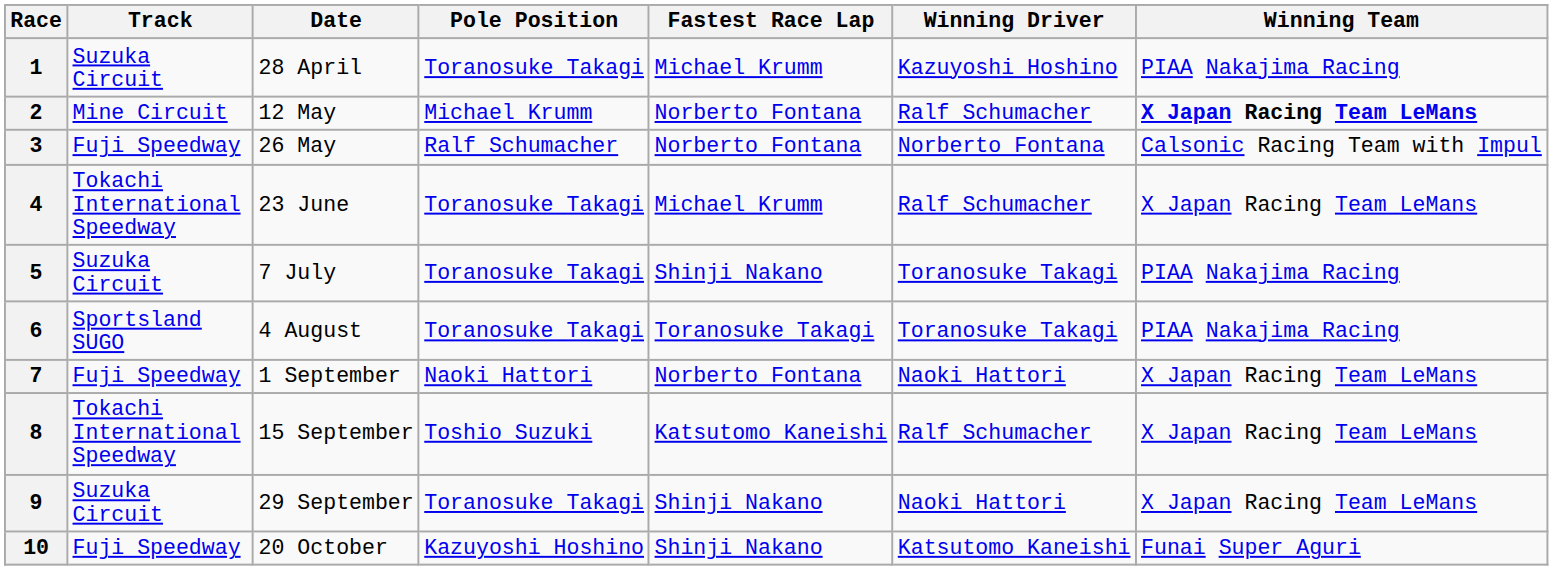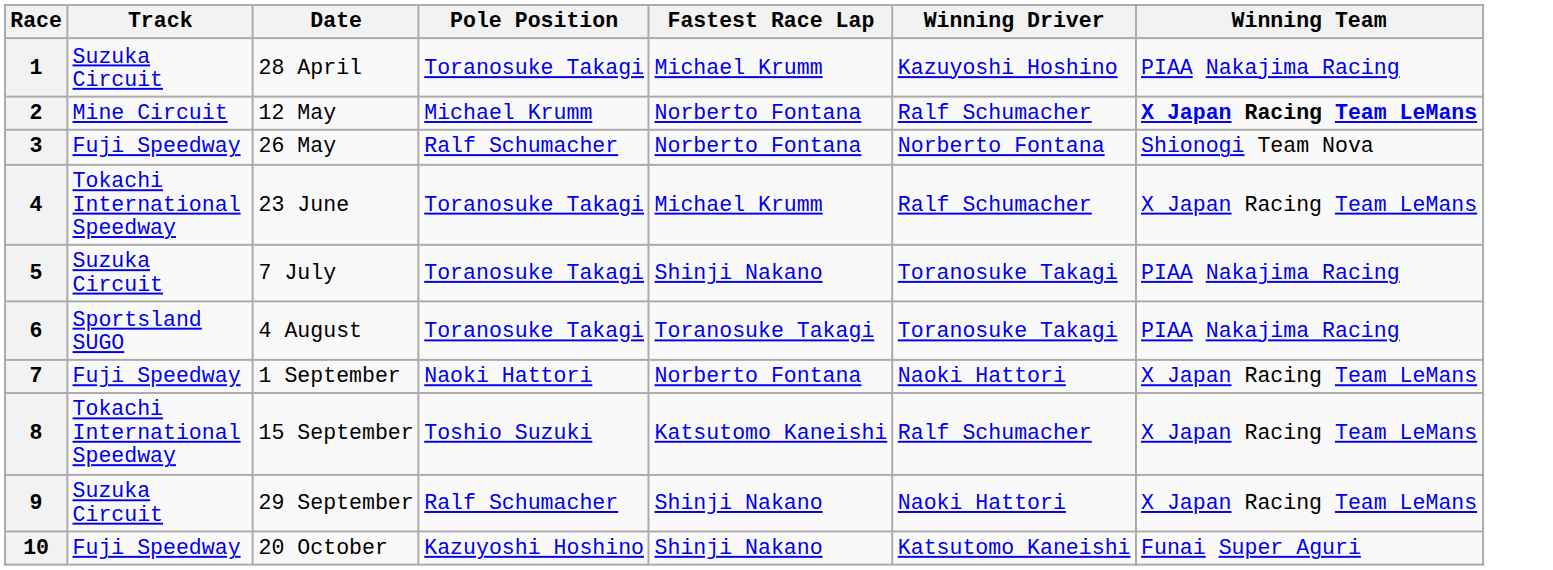(1341, 147) Calsonic Racing Team with Impul -> (1257, 147) Shionogi Team Nova
(534, 503) Toranosuke Takagi -> (521, 503) Ralf Schumacher
